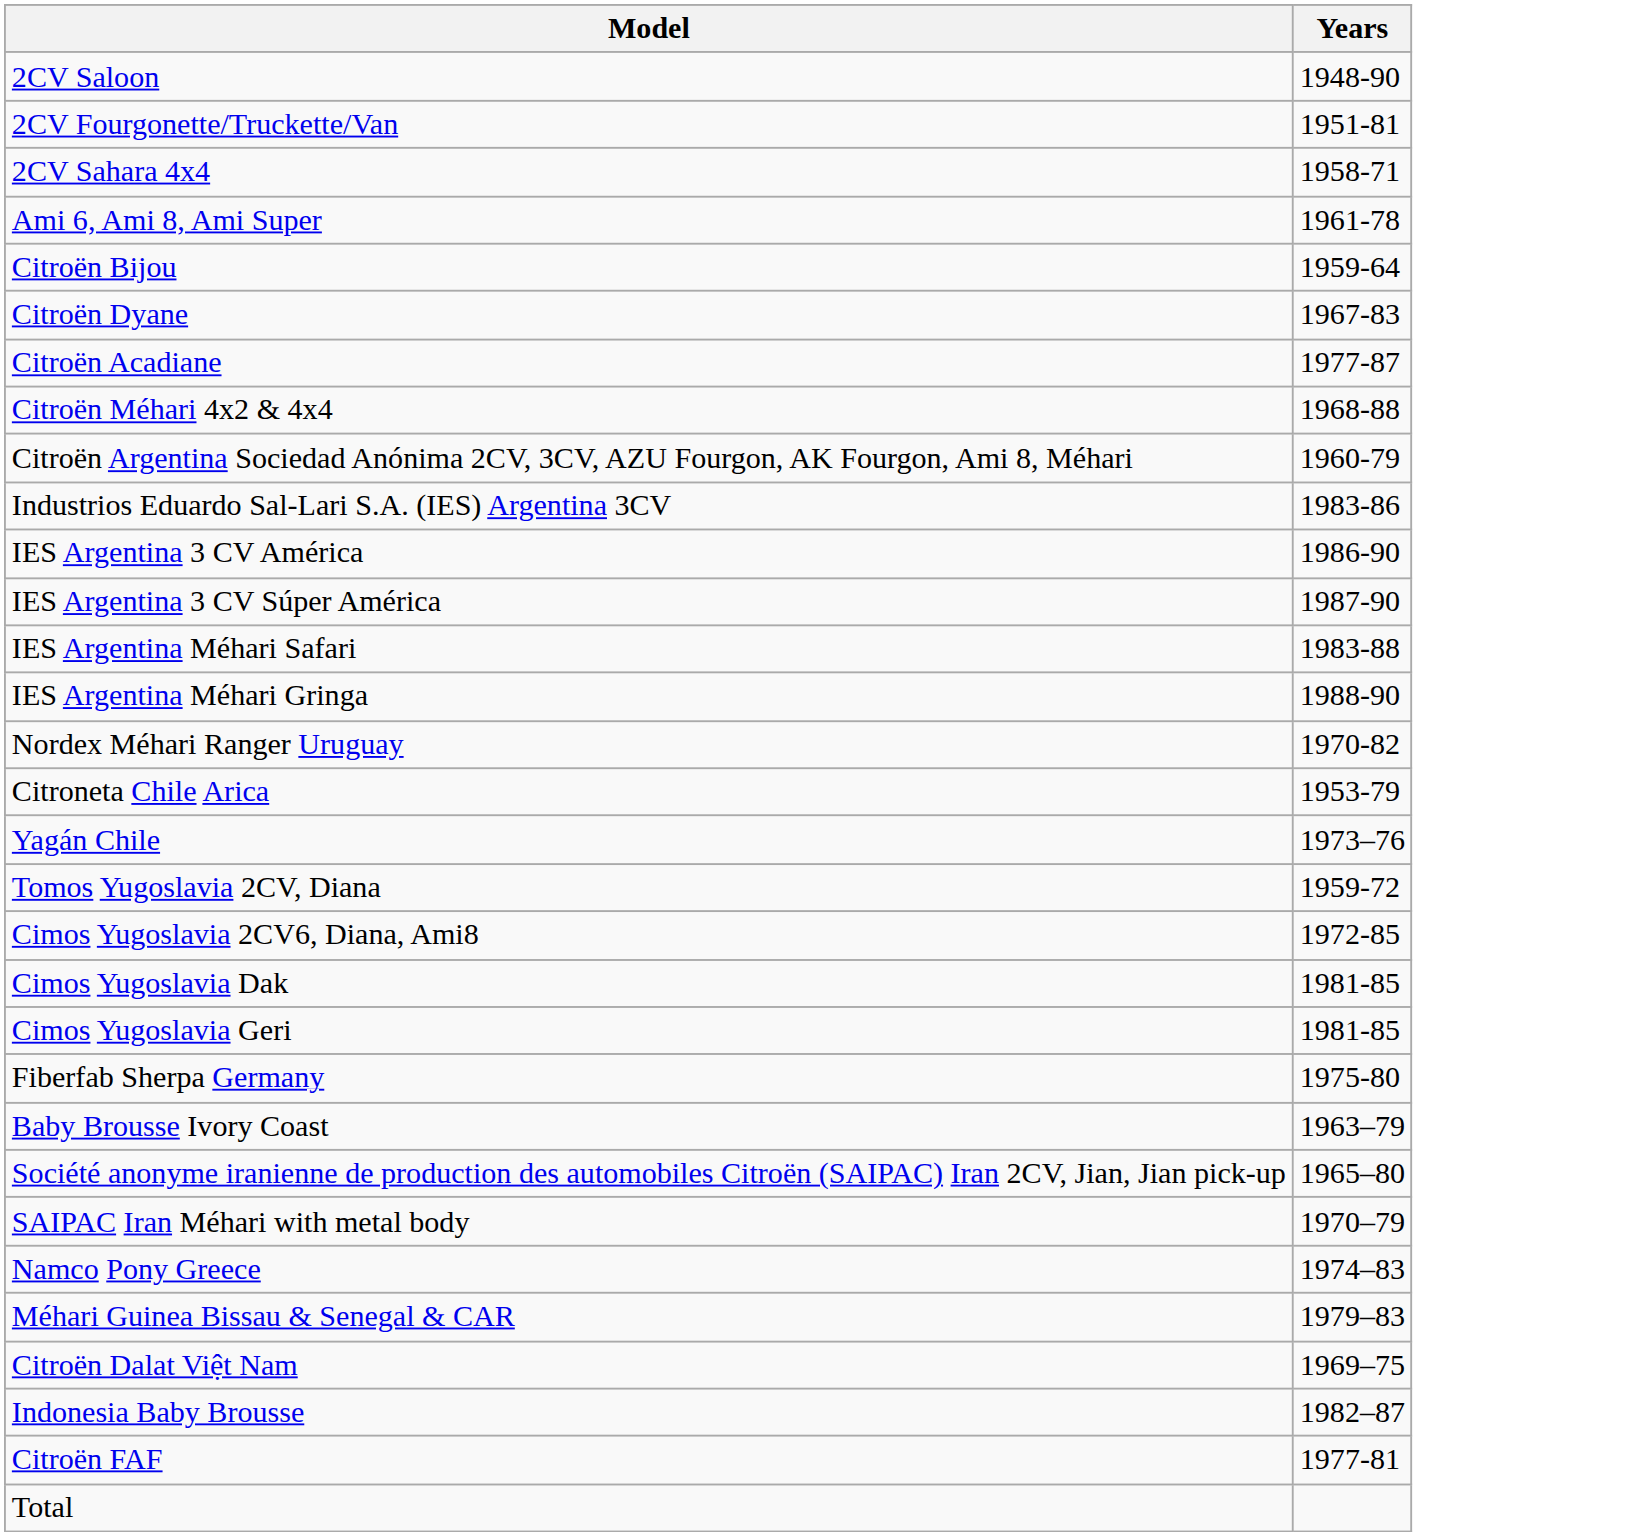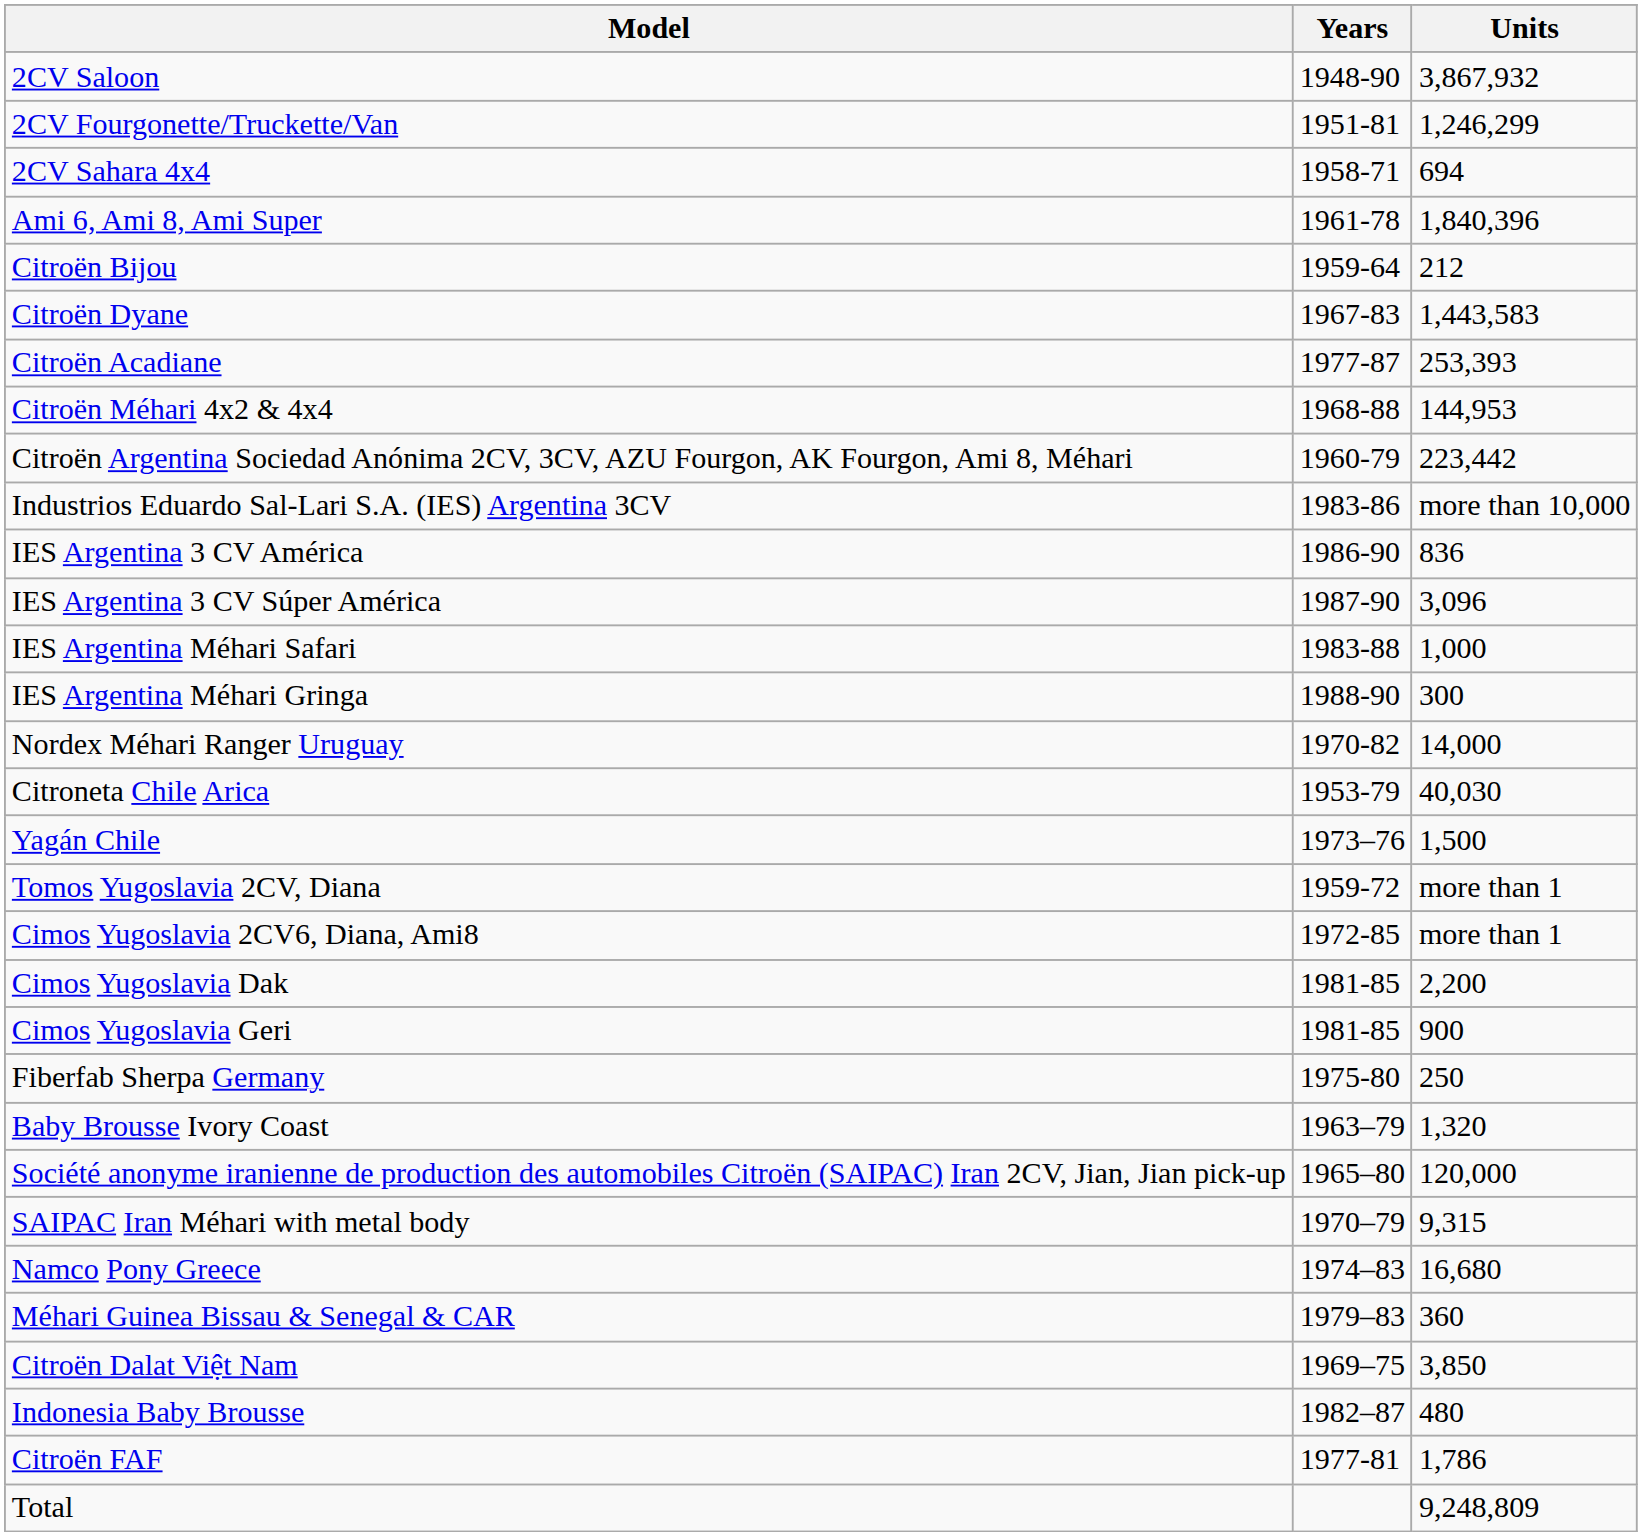+ column: (1525, 28)
